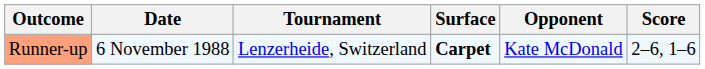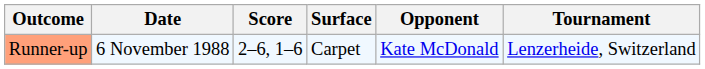columns swapped: (332, 19) <-> (664, 19)
(463, 48) bold -> (336, 48) normal
